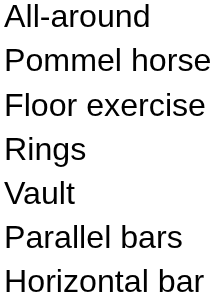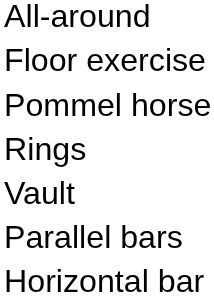rows swapped: (105, 105) <-> (108, 60)
